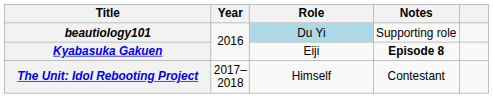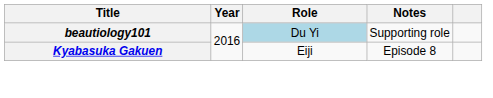(416, 51) bold -> (410, 51) normal
- row: (108, 76)
